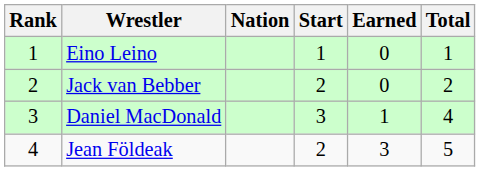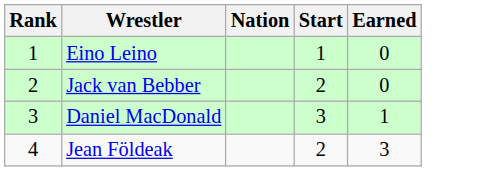- column: (448, 20)
